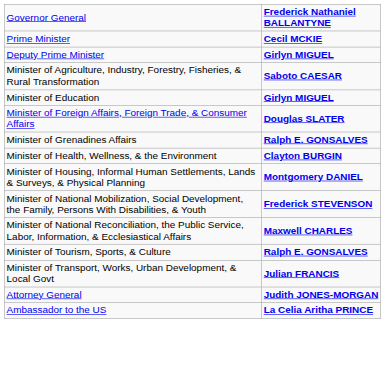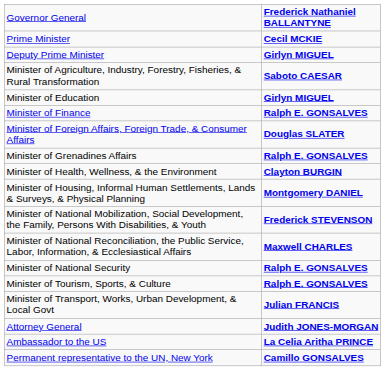+ row: (48, 113)
+ row: (68, 268)
+ row: (110, 357)
